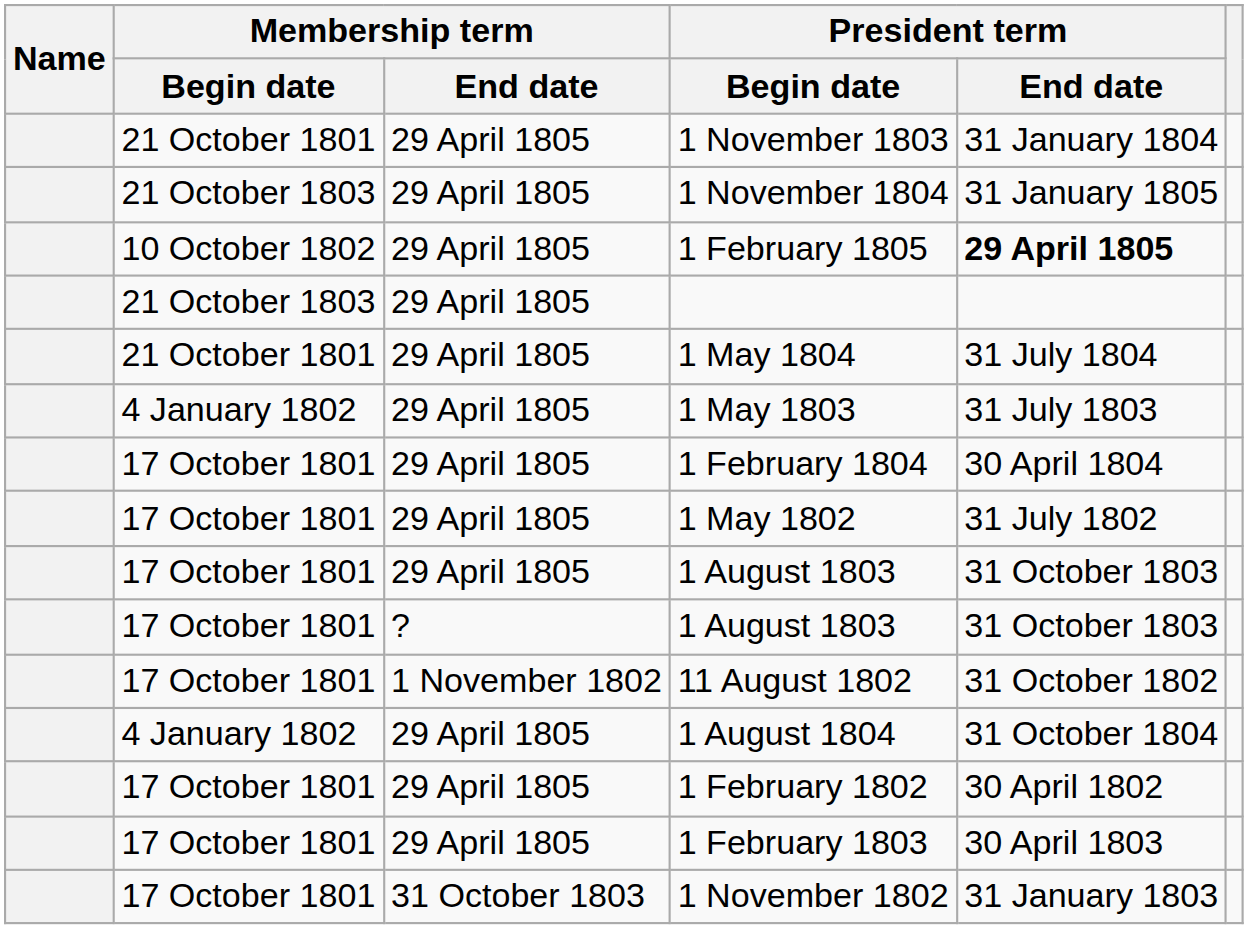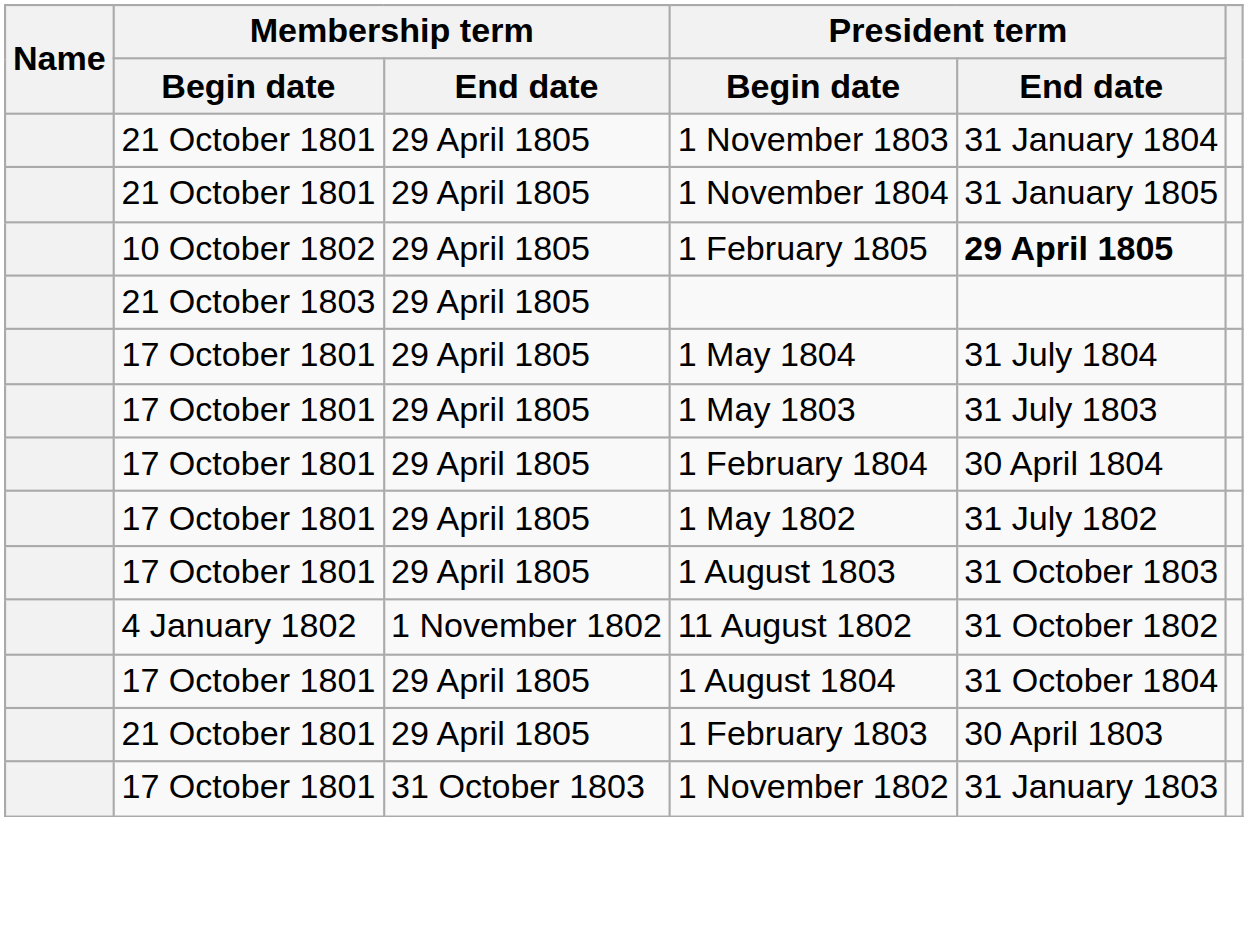(248, 193) 21 October 1803 -> (248, 193) 21 October 1801
(248, 355) 21 October 1801 -> (248, 355) 17 October 1801
(239, 409) 4 January 1802 -> (248, 409) 17 October 1801
- row: (401, 626)
(248, 680) 17 October 1801 -> (239, 626) 4 January 1802
(239, 734) 4 January 1802 -> (248, 680) 17 October 1801
- row: (491, 788)
(248, 842) 17 October 1801 -> (248, 734) 21 October 1801
